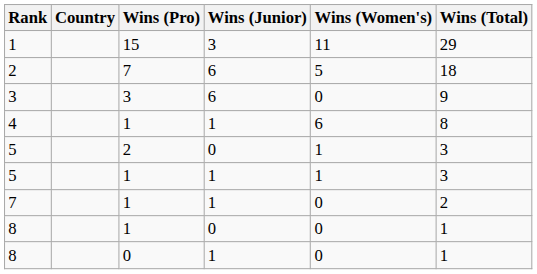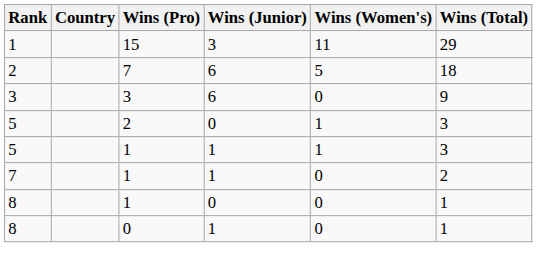- row: (13, 123)
